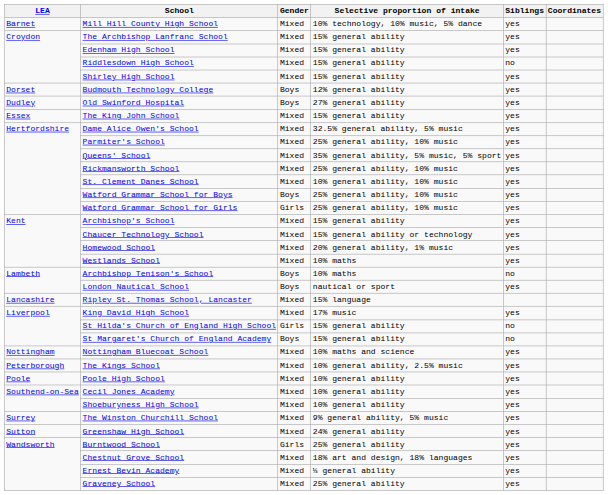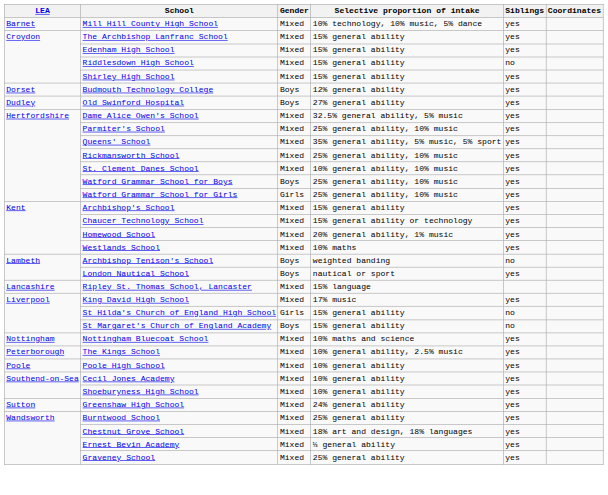- row: (131, 116)
(335, 274) 10% maths -> (351, 260) weighted banding
- row: (150, 418)
(292, 444) Girls -> (292, 418) Mixed
